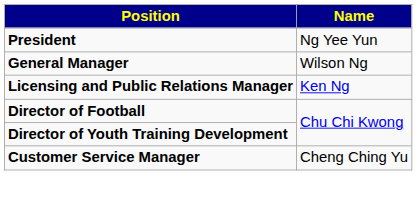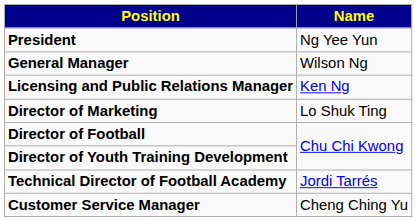+ row: (83, 110)
+ row: (147, 181)
